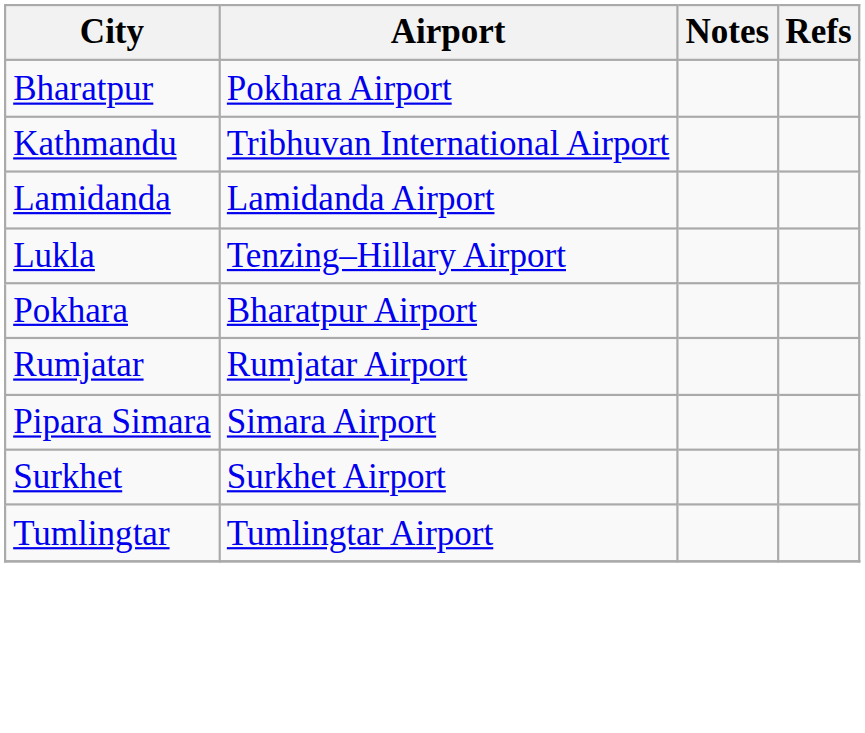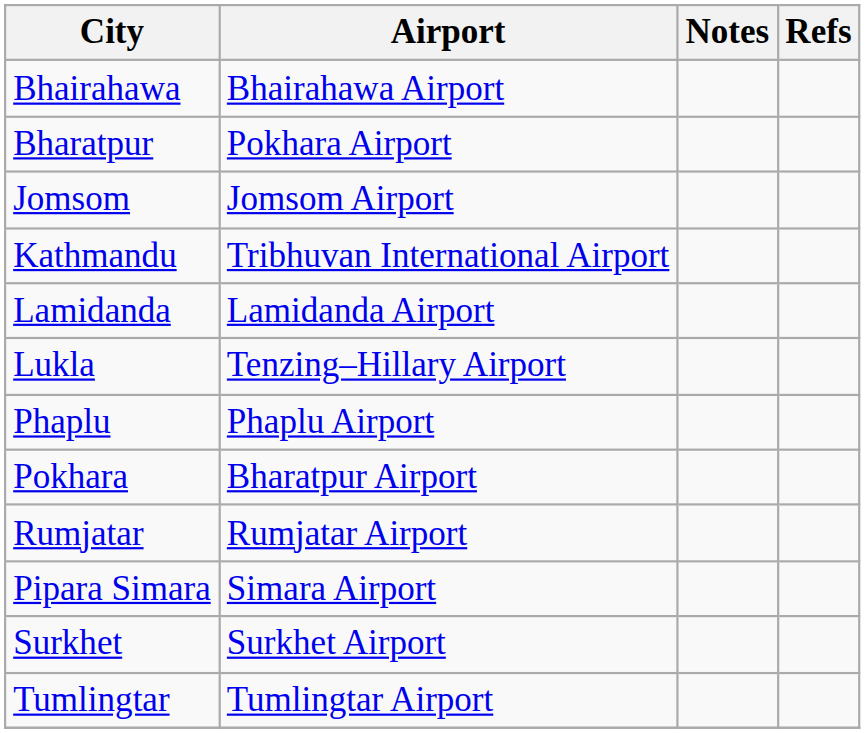+ row: (97, 87)
+ row: (72, 198)
+ row: (62, 421)
